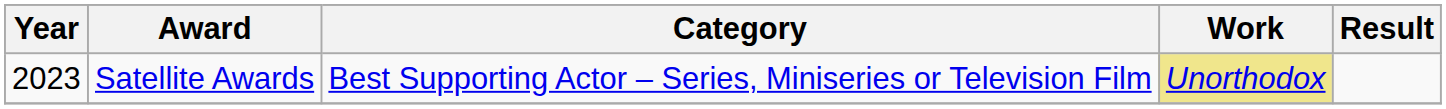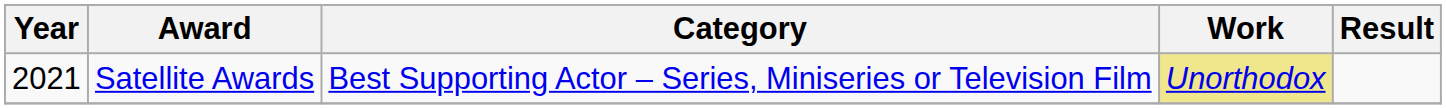(46, 77) 2023 -> (46, 77) 2021
